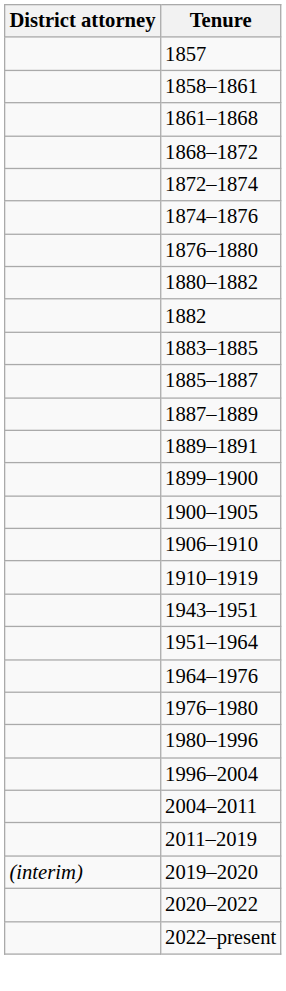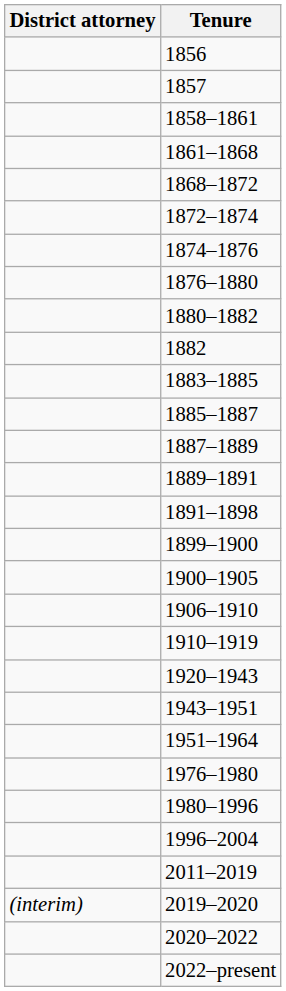+ row: (186, 53)
+ row: (212, 511)
+ row: (212, 675)
- row: (212, 675)
- row: (211, 806)
